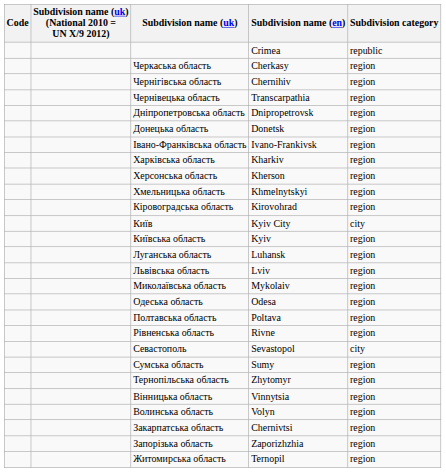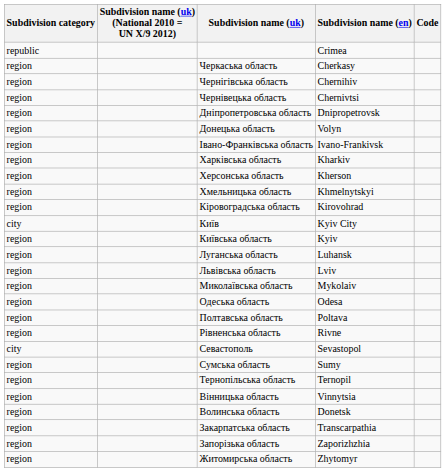columns swapped: (18, 23) <-> (394, 23)
(280, 97) Transcarpathia -> (338, 97) Chernivtsi
(268, 129) Donetsk -> (329, 129) Volyn
(271, 380) Zhytomyr -> (334, 380) Ternopil
(263, 412) Volyn -> (334, 412) Donetsk
(272, 427) Chernivtsi -> (347, 427) Transcarpathia
(268, 459) Ternopil -> (337, 459) Zhytomyr
